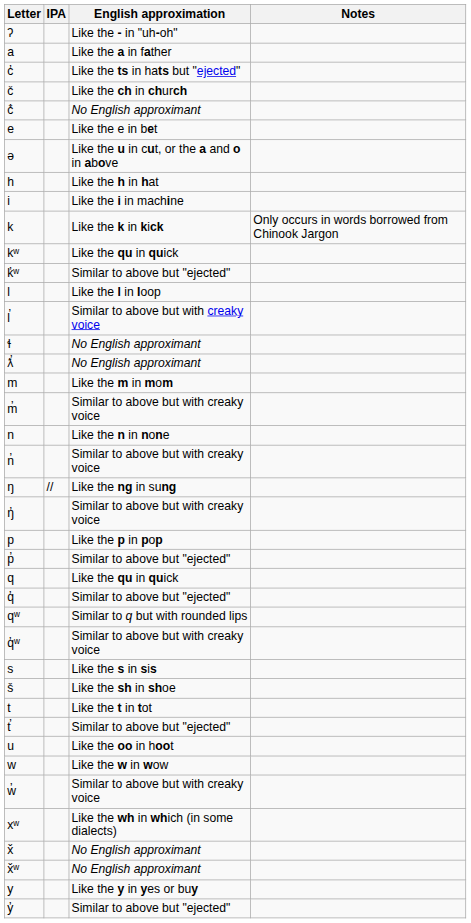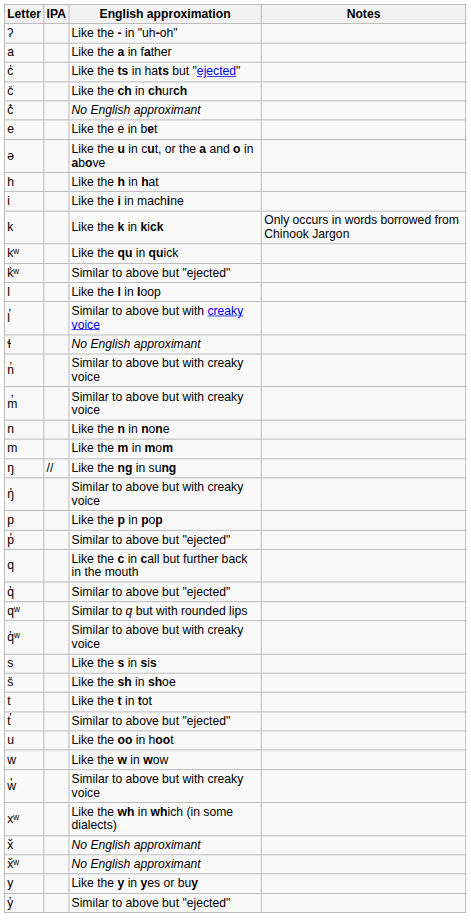- row: (10, 363)
rows swapped: (12, 383) <-> (11, 461)
(125, 578) Like the qu in quick -> (159, 565) Like the c in call but further back in the mouth
